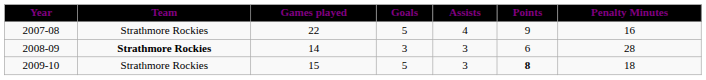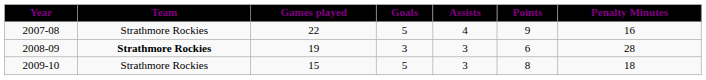(314, 48) 14 -> (314, 48) 19
(527, 65) bold -> (527, 65) normal
